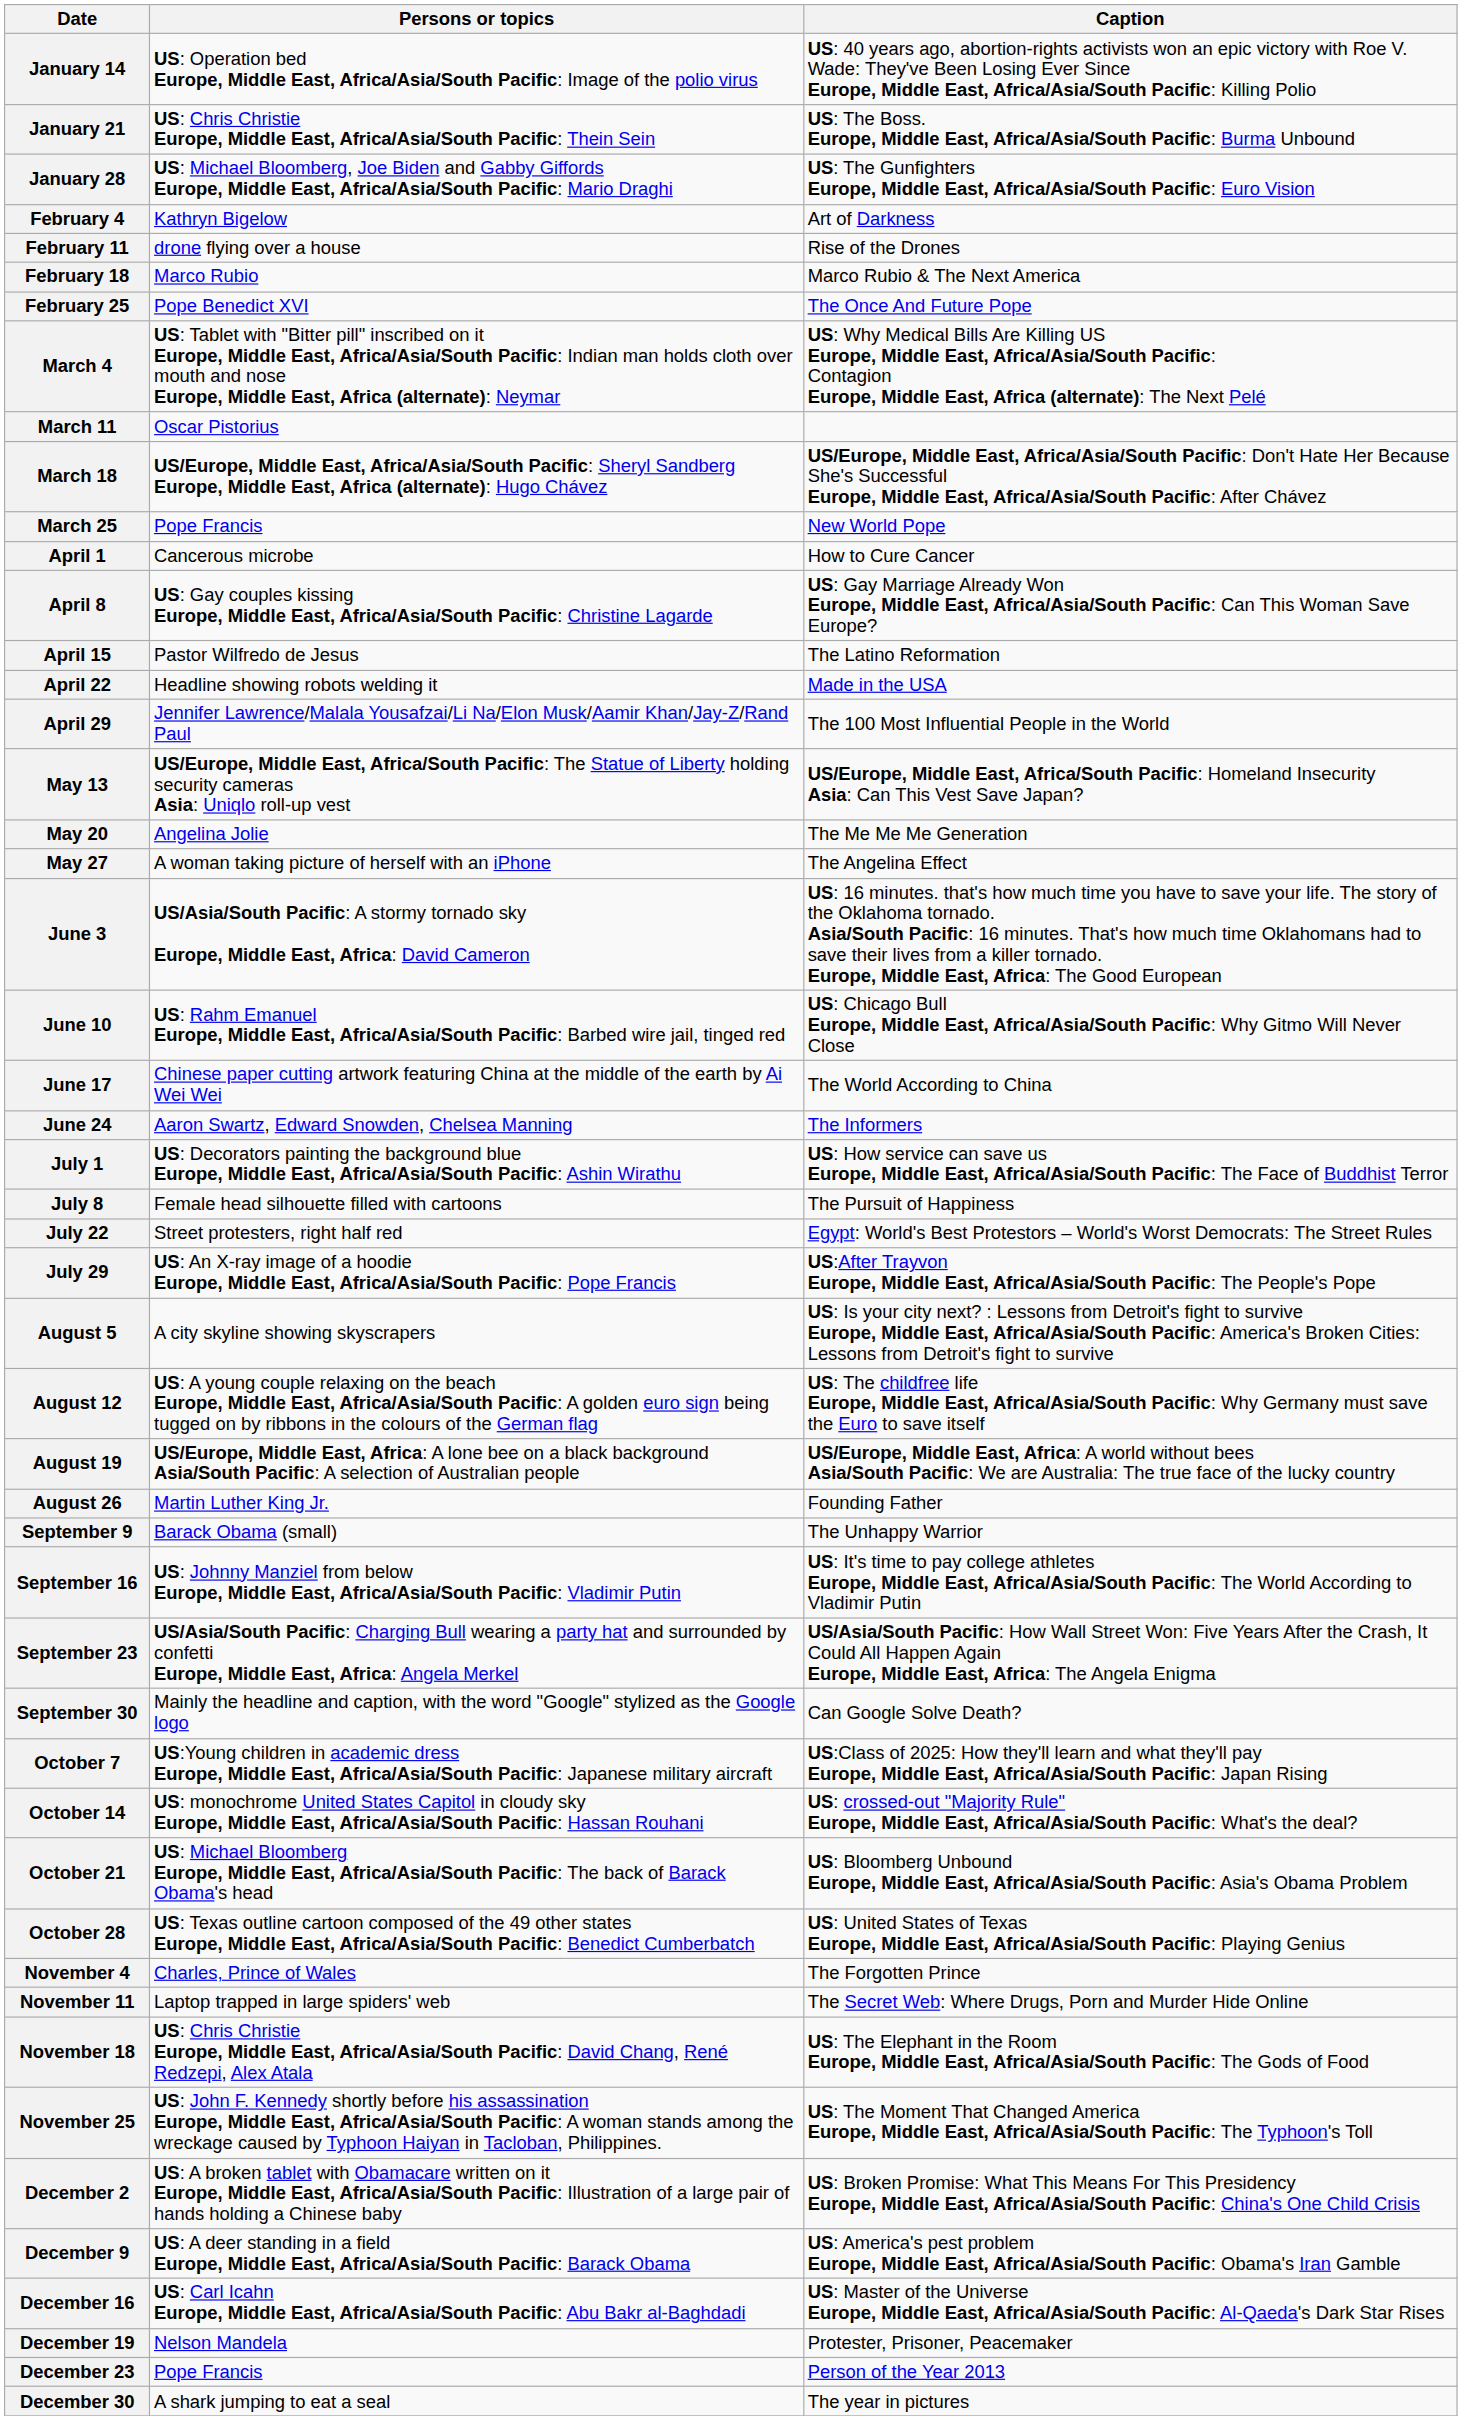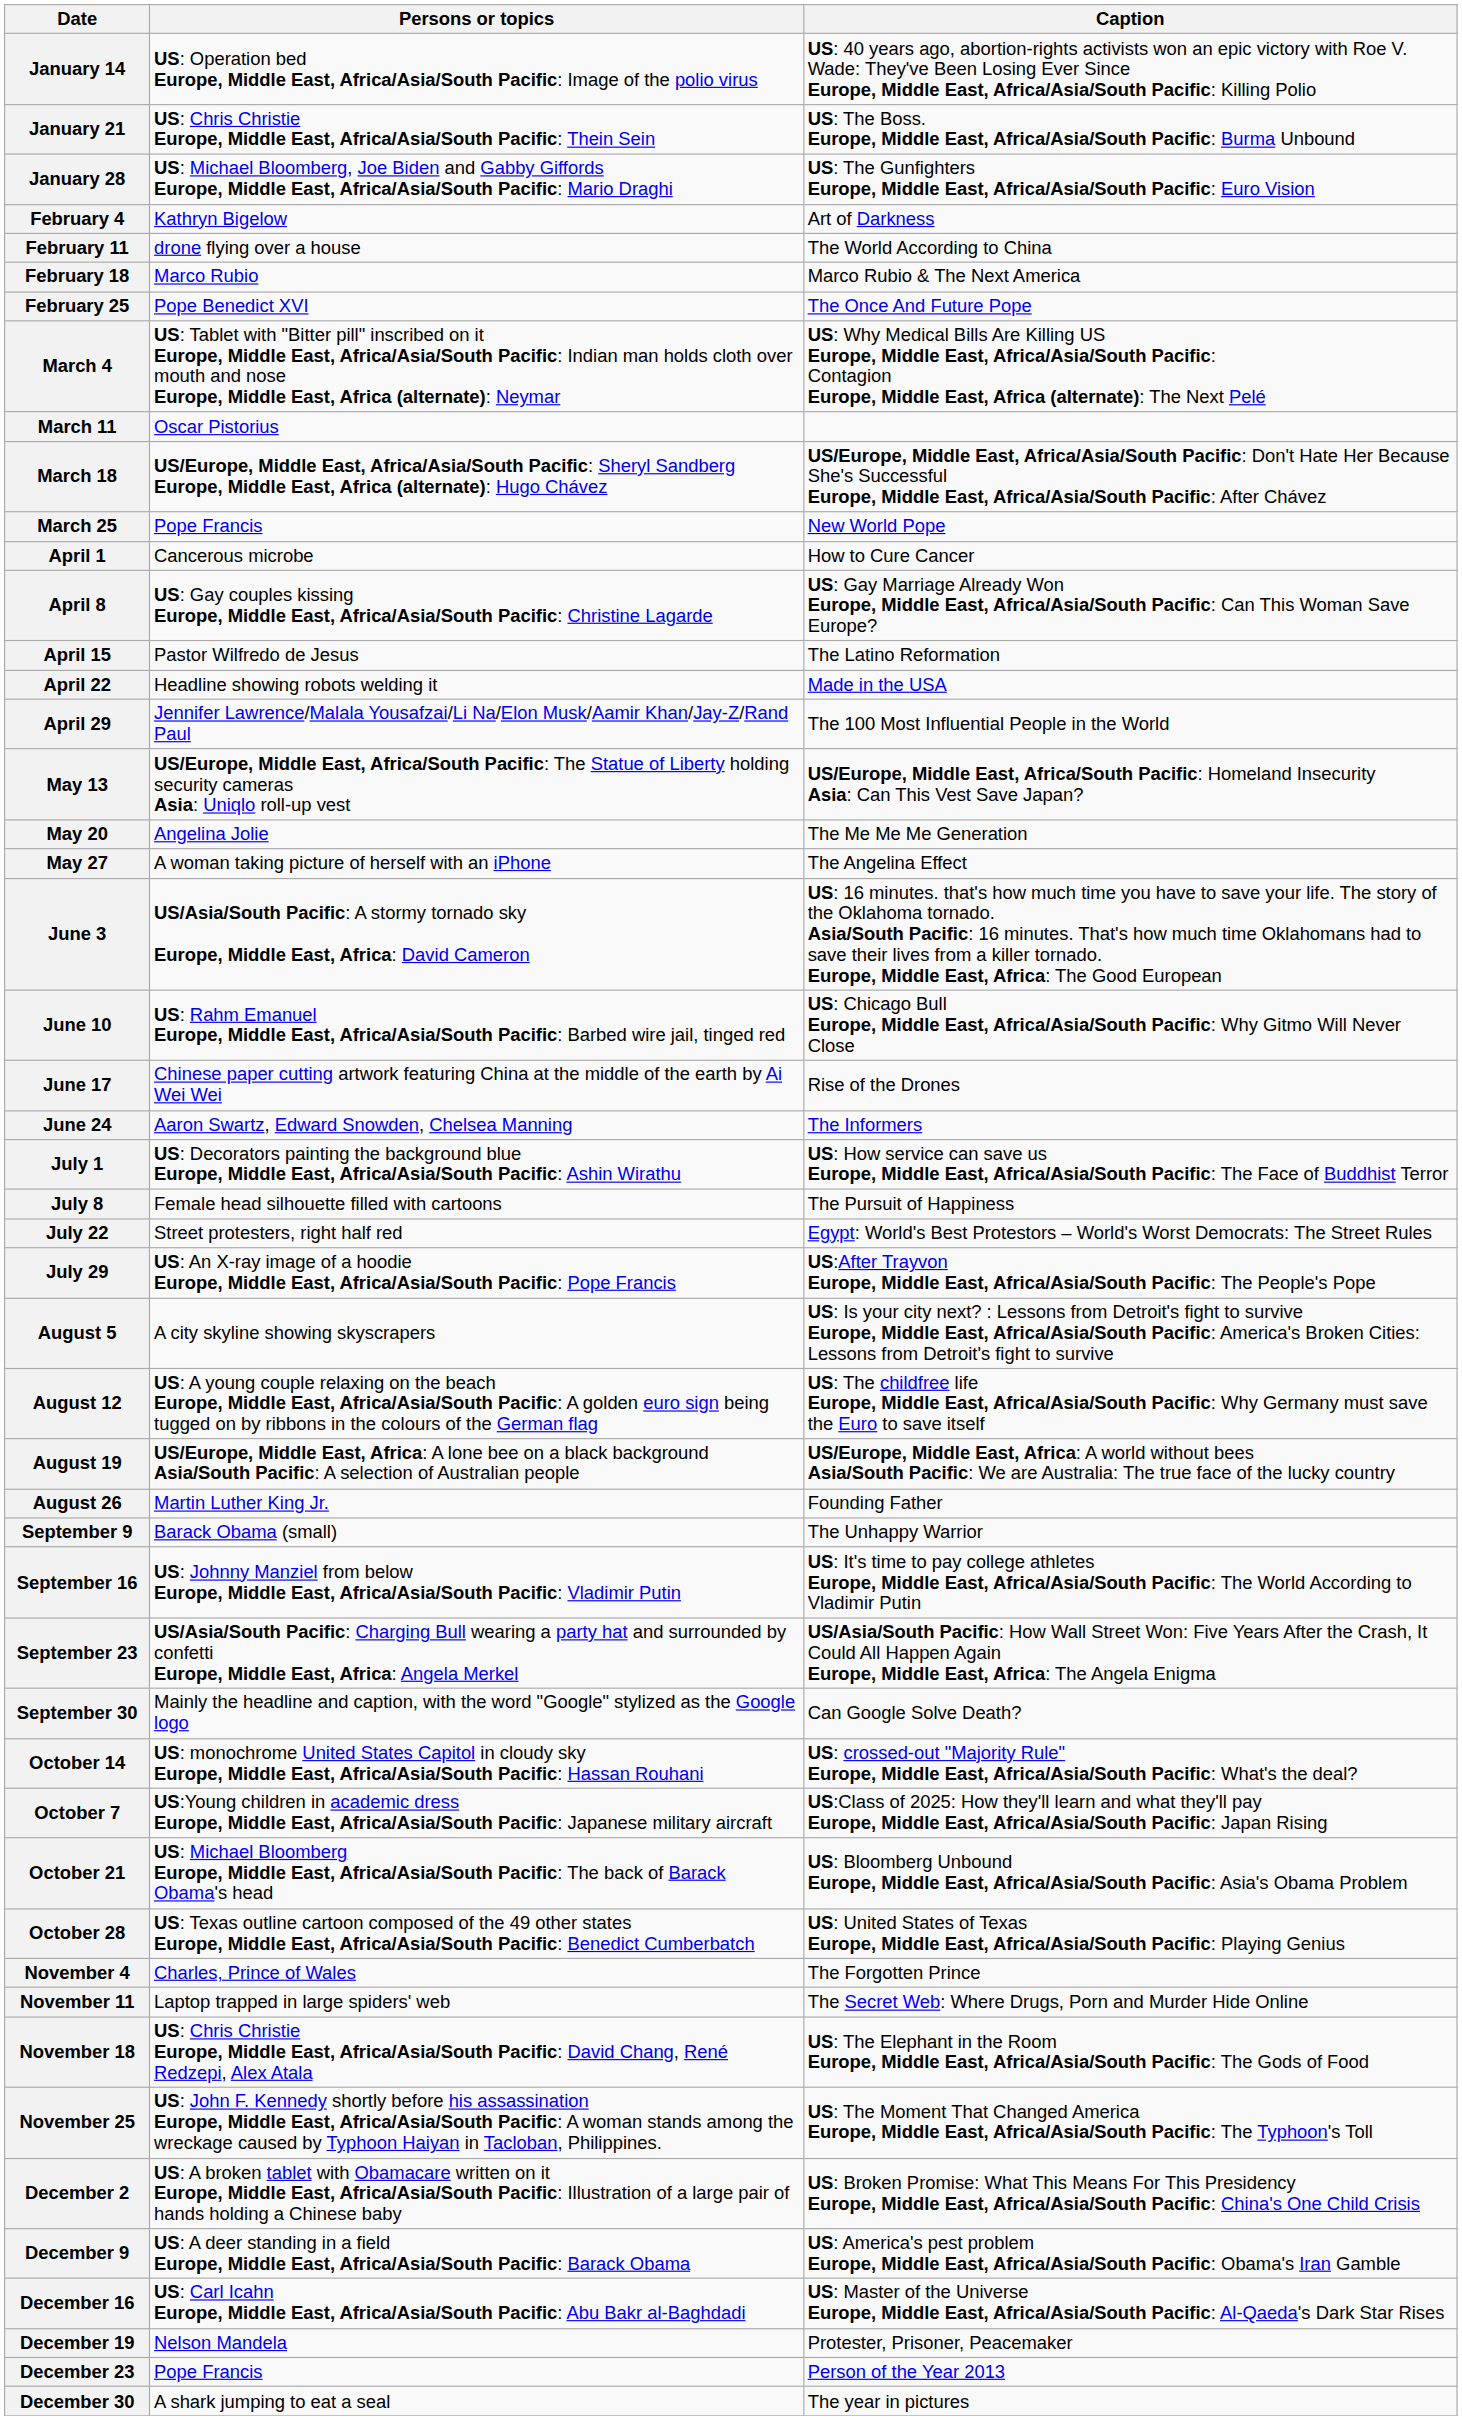(884, 247) Rise of the Drones -> (930, 247) The World According to China
(930, 1085) The World According to China -> (884, 1085) Rise of the Drones
rows swapped: (77, 1763) <-> (77, 1812)
